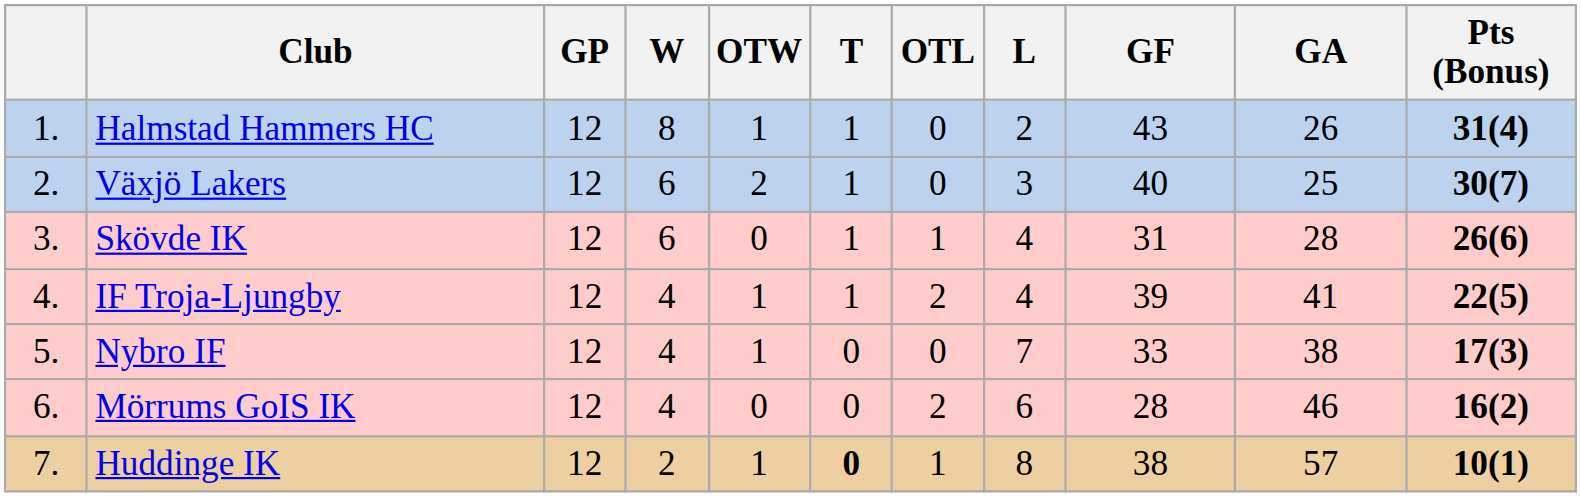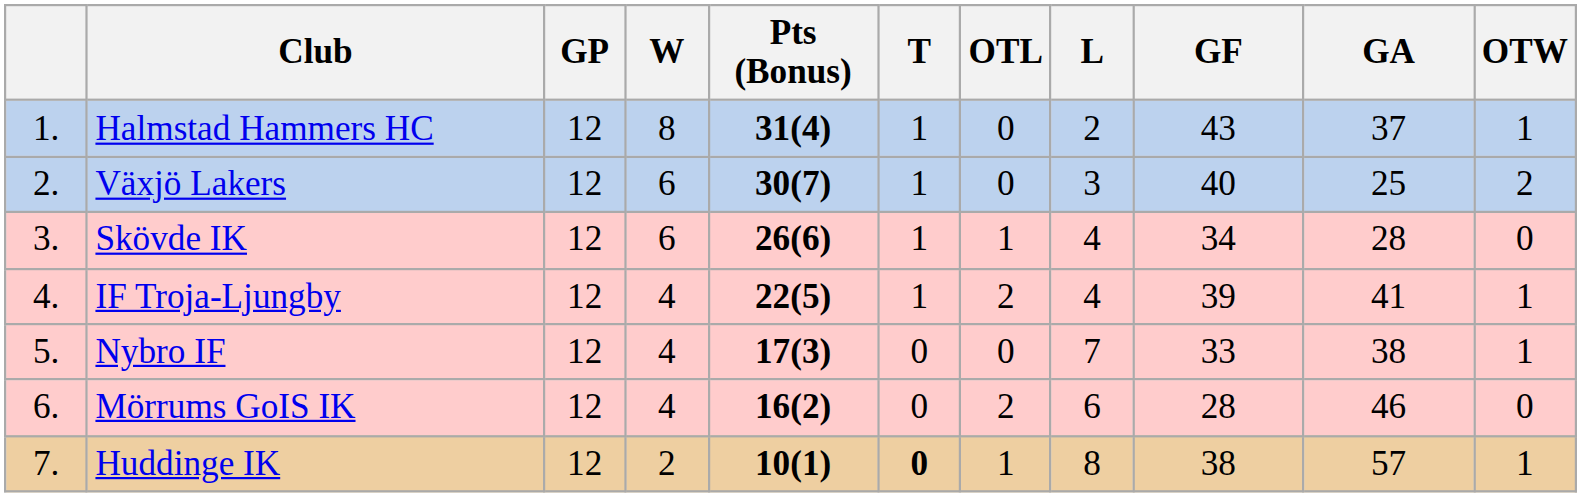columns swapped: (759, 52) <-> (1491, 52)
(1321, 127) 26 -> (1389, 127) 37
(1150, 239) 31 -> (1218, 239) 34
